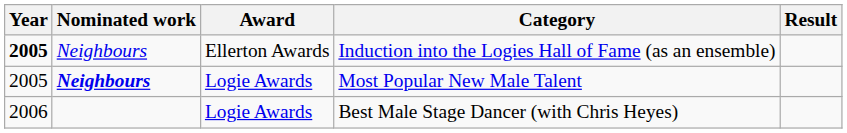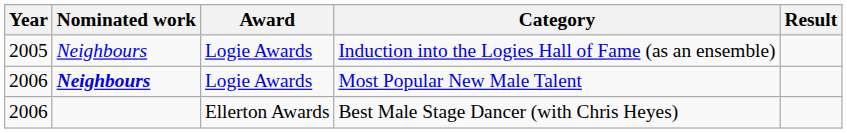(28, 50) bold -> (28, 50) normal
(267, 50) Ellerton Awards -> (259, 50) Logie Awards
(28, 81) 2005 -> (28, 81) 2006
(259, 111) Logie Awards -> (267, 111) Ellerton Awards
